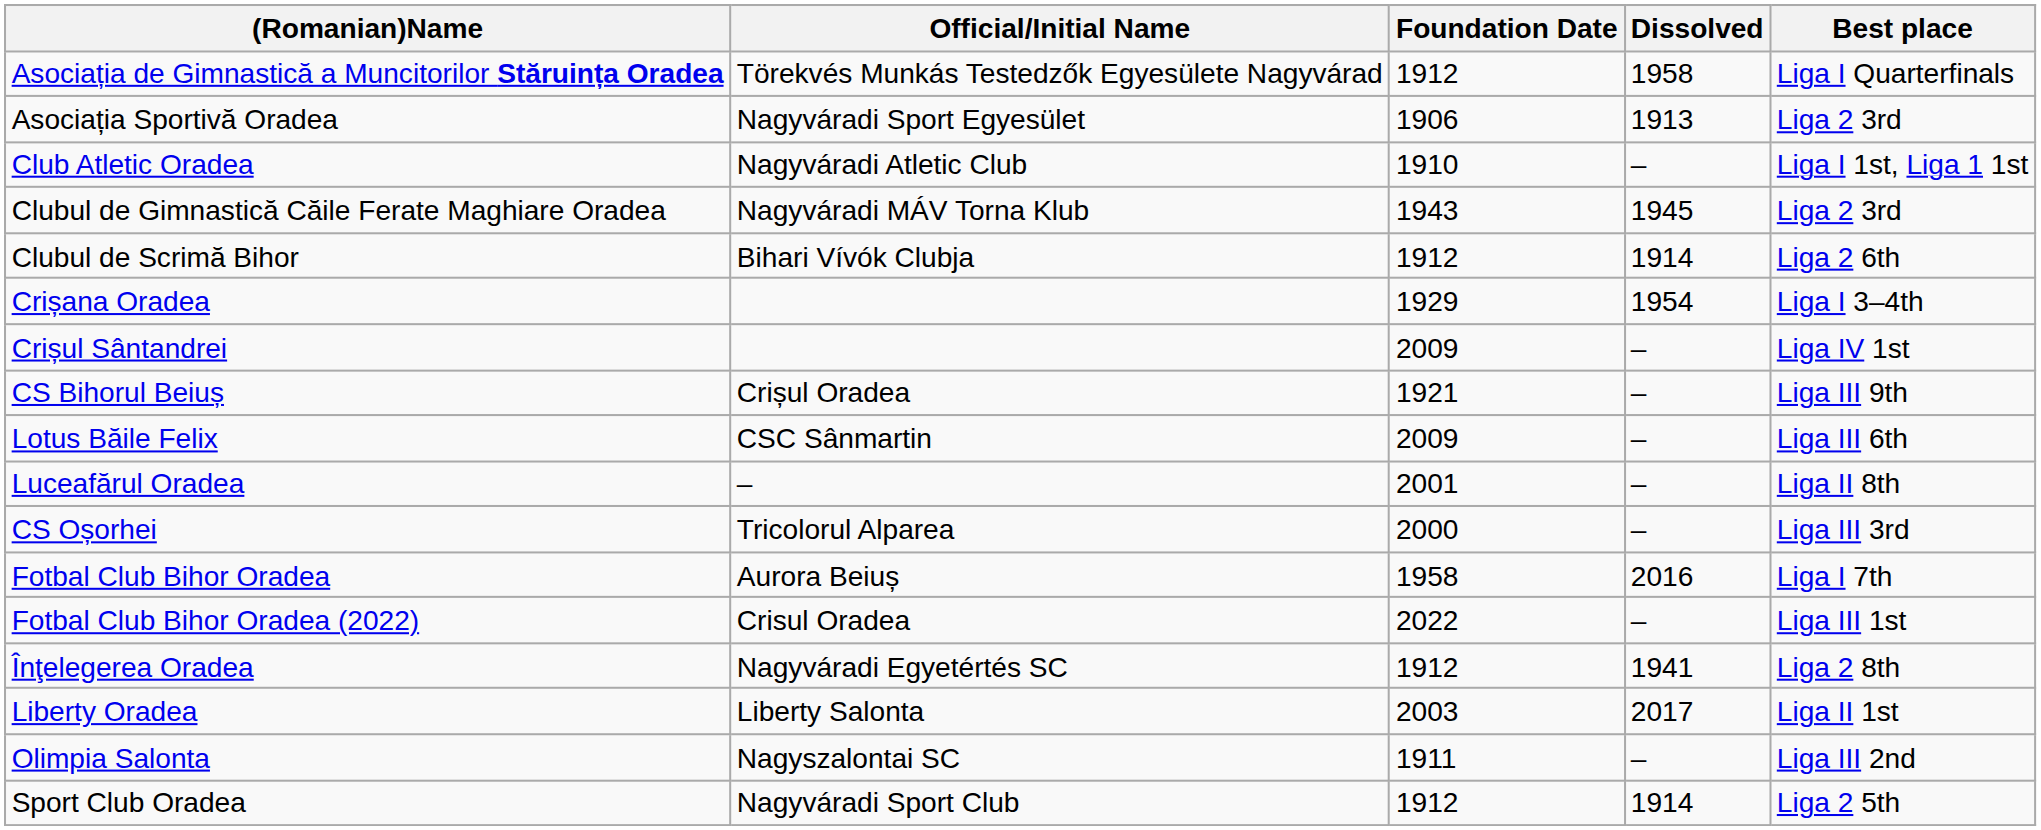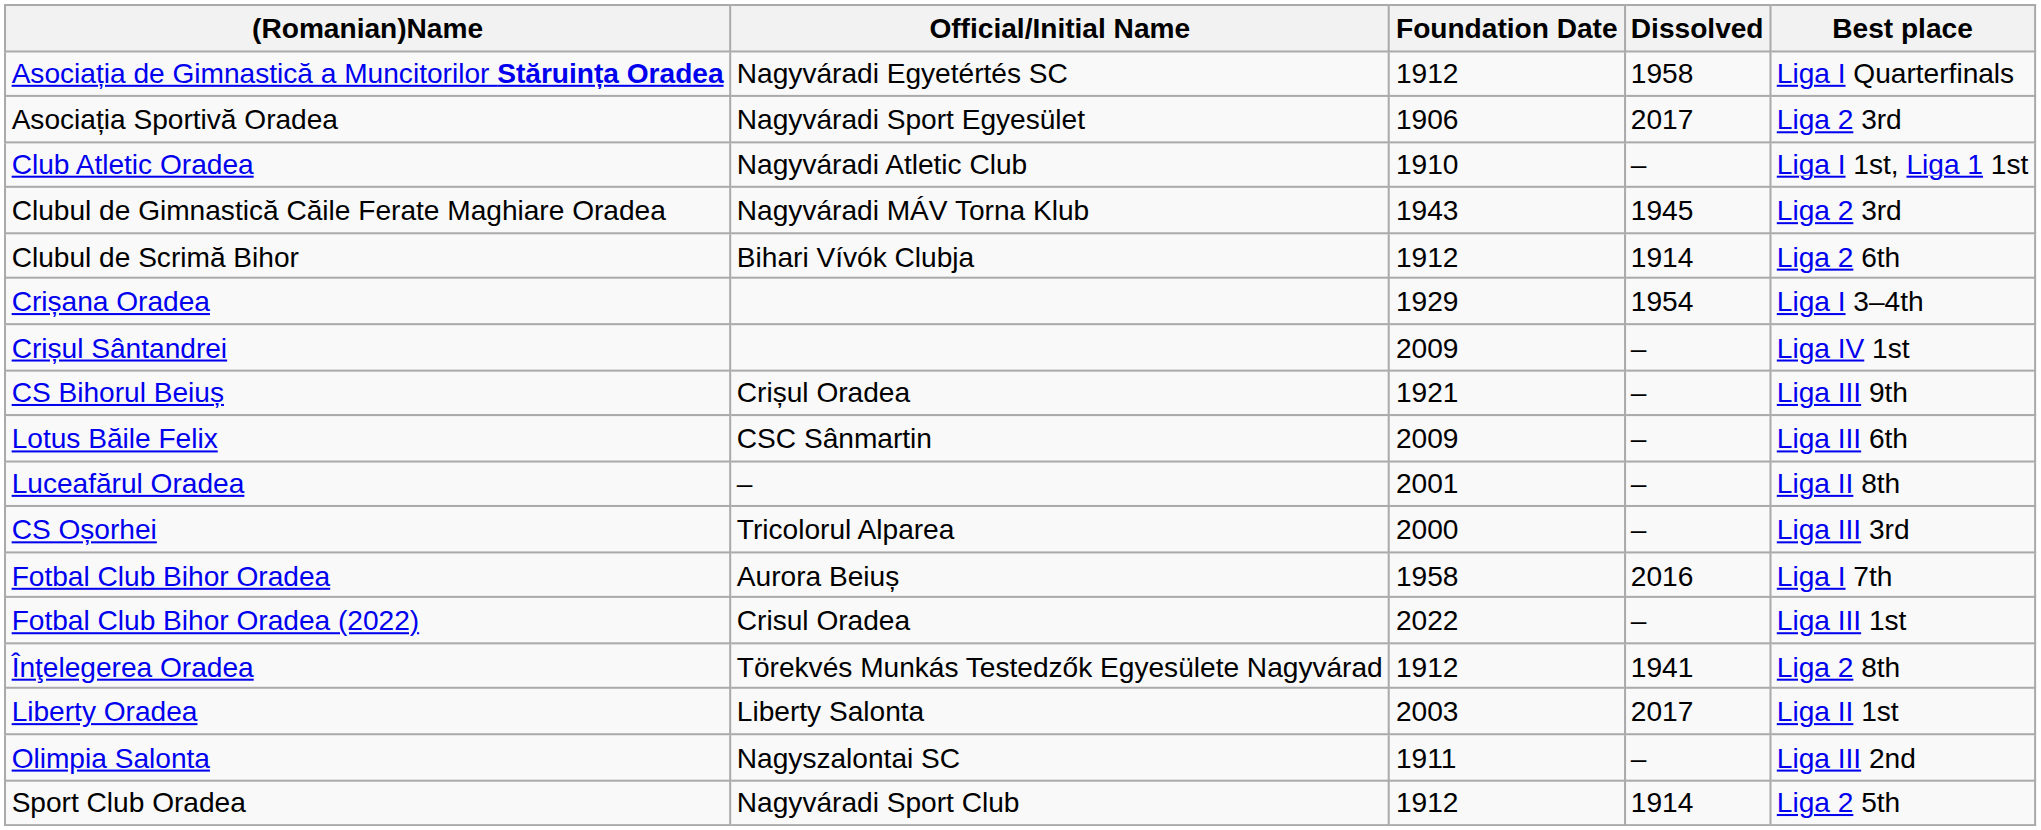(1060, 73) Törekvés Munkás Testedzők Egyesülete Nagyvárad -> (902, 73) Nagyváradi Egyetértés SC
(1662, 119) 1913 -> (1662, 119) 2017
(902, 666) Nagyváradi Egyetértés SC -> (1060, 666) Törekvés Munkás Testedzők Egyesülete Nagyvárad
